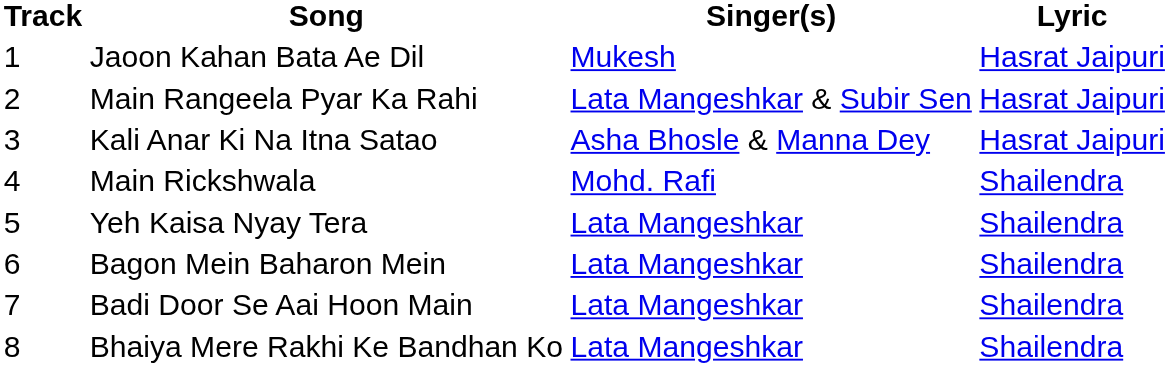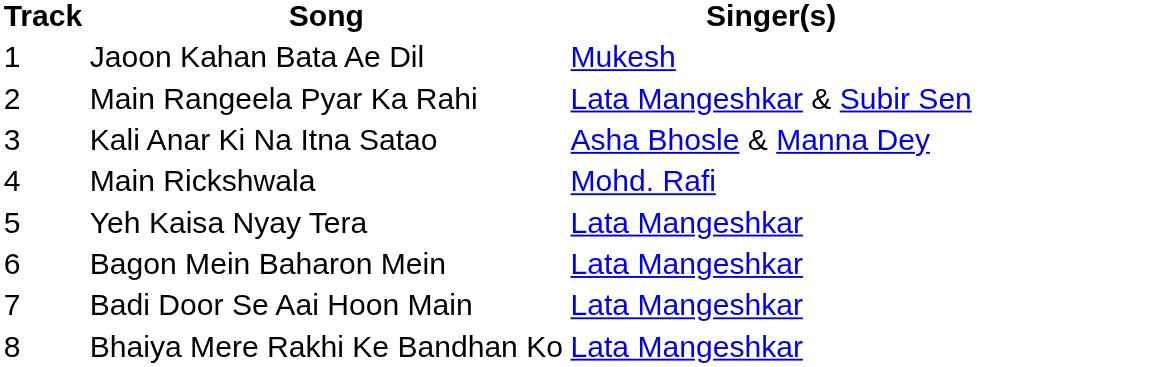- column: (1072, 16)
